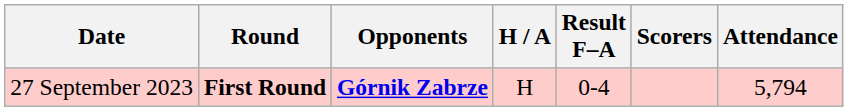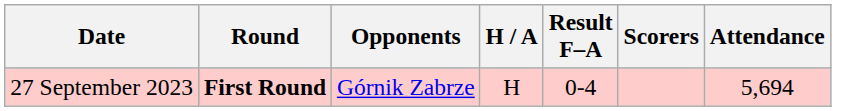(412, 86) bold -> (406, 86) normal
(780, 86) 5,794 -> (767, 86) 5,694
